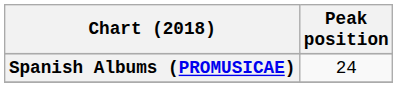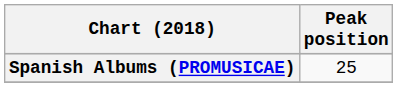(346, 68) 24 -> (346, 68) 25
